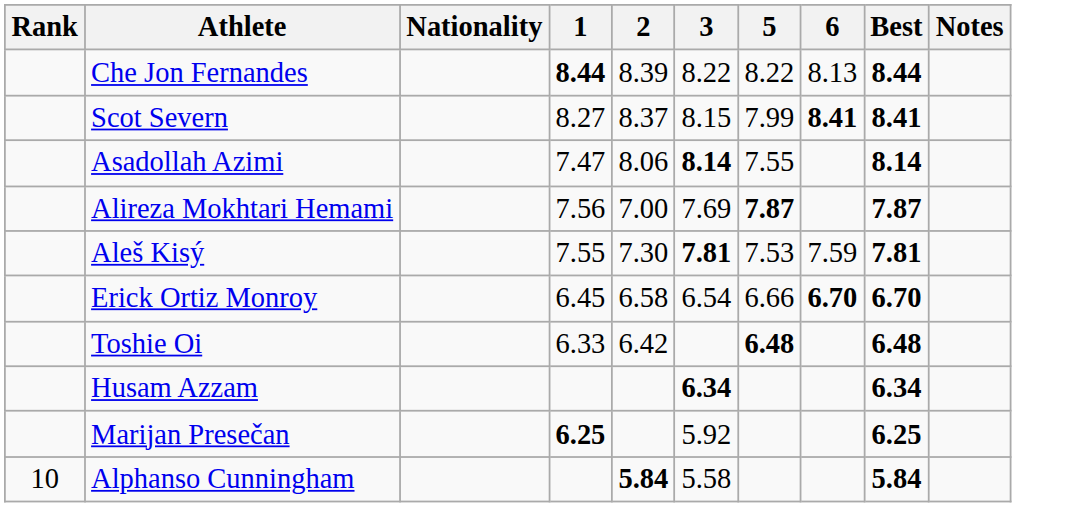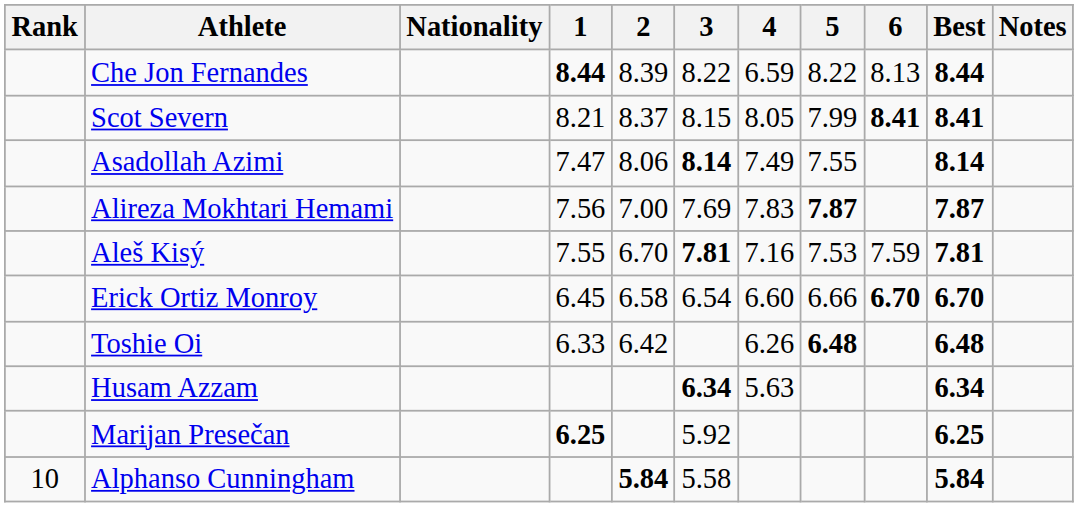+ column: (769, 27)
(580, 117) 8.27 -> (580, 117) 8.21
(643, 252) 7.30 -> (643, 252) 6.70
